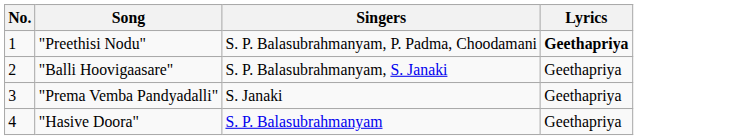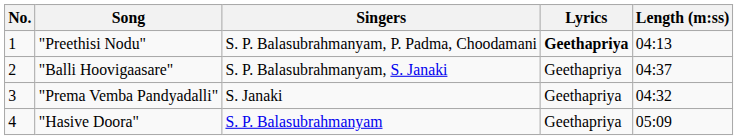+ column: (683, 17)
